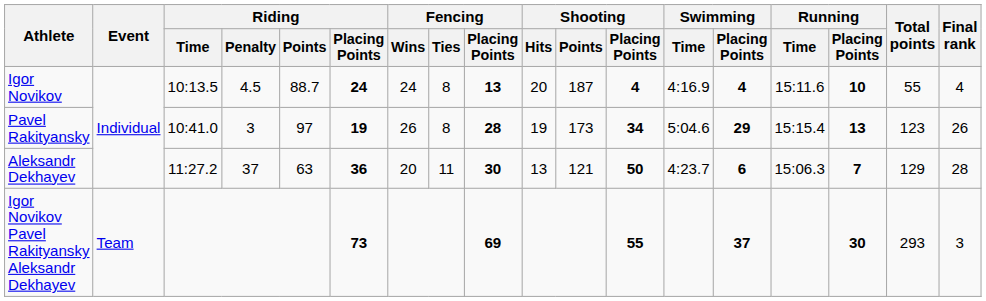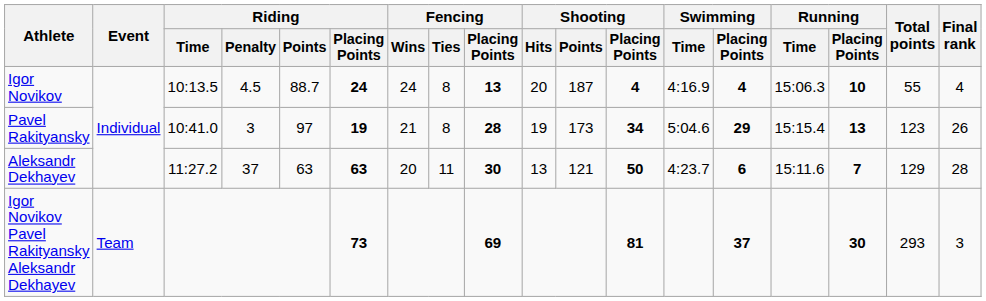(800, 87) 15:11.6 -> (800, 87) 15:06.3
(408, 128) 26 -> (408, 128) 21
(359, 169) 36 -> (359, 169) 63
(800, 169) 15:06.3 -> (800, 169) 15:11.6
(635, 243) 55 -> (635, 243) 81
